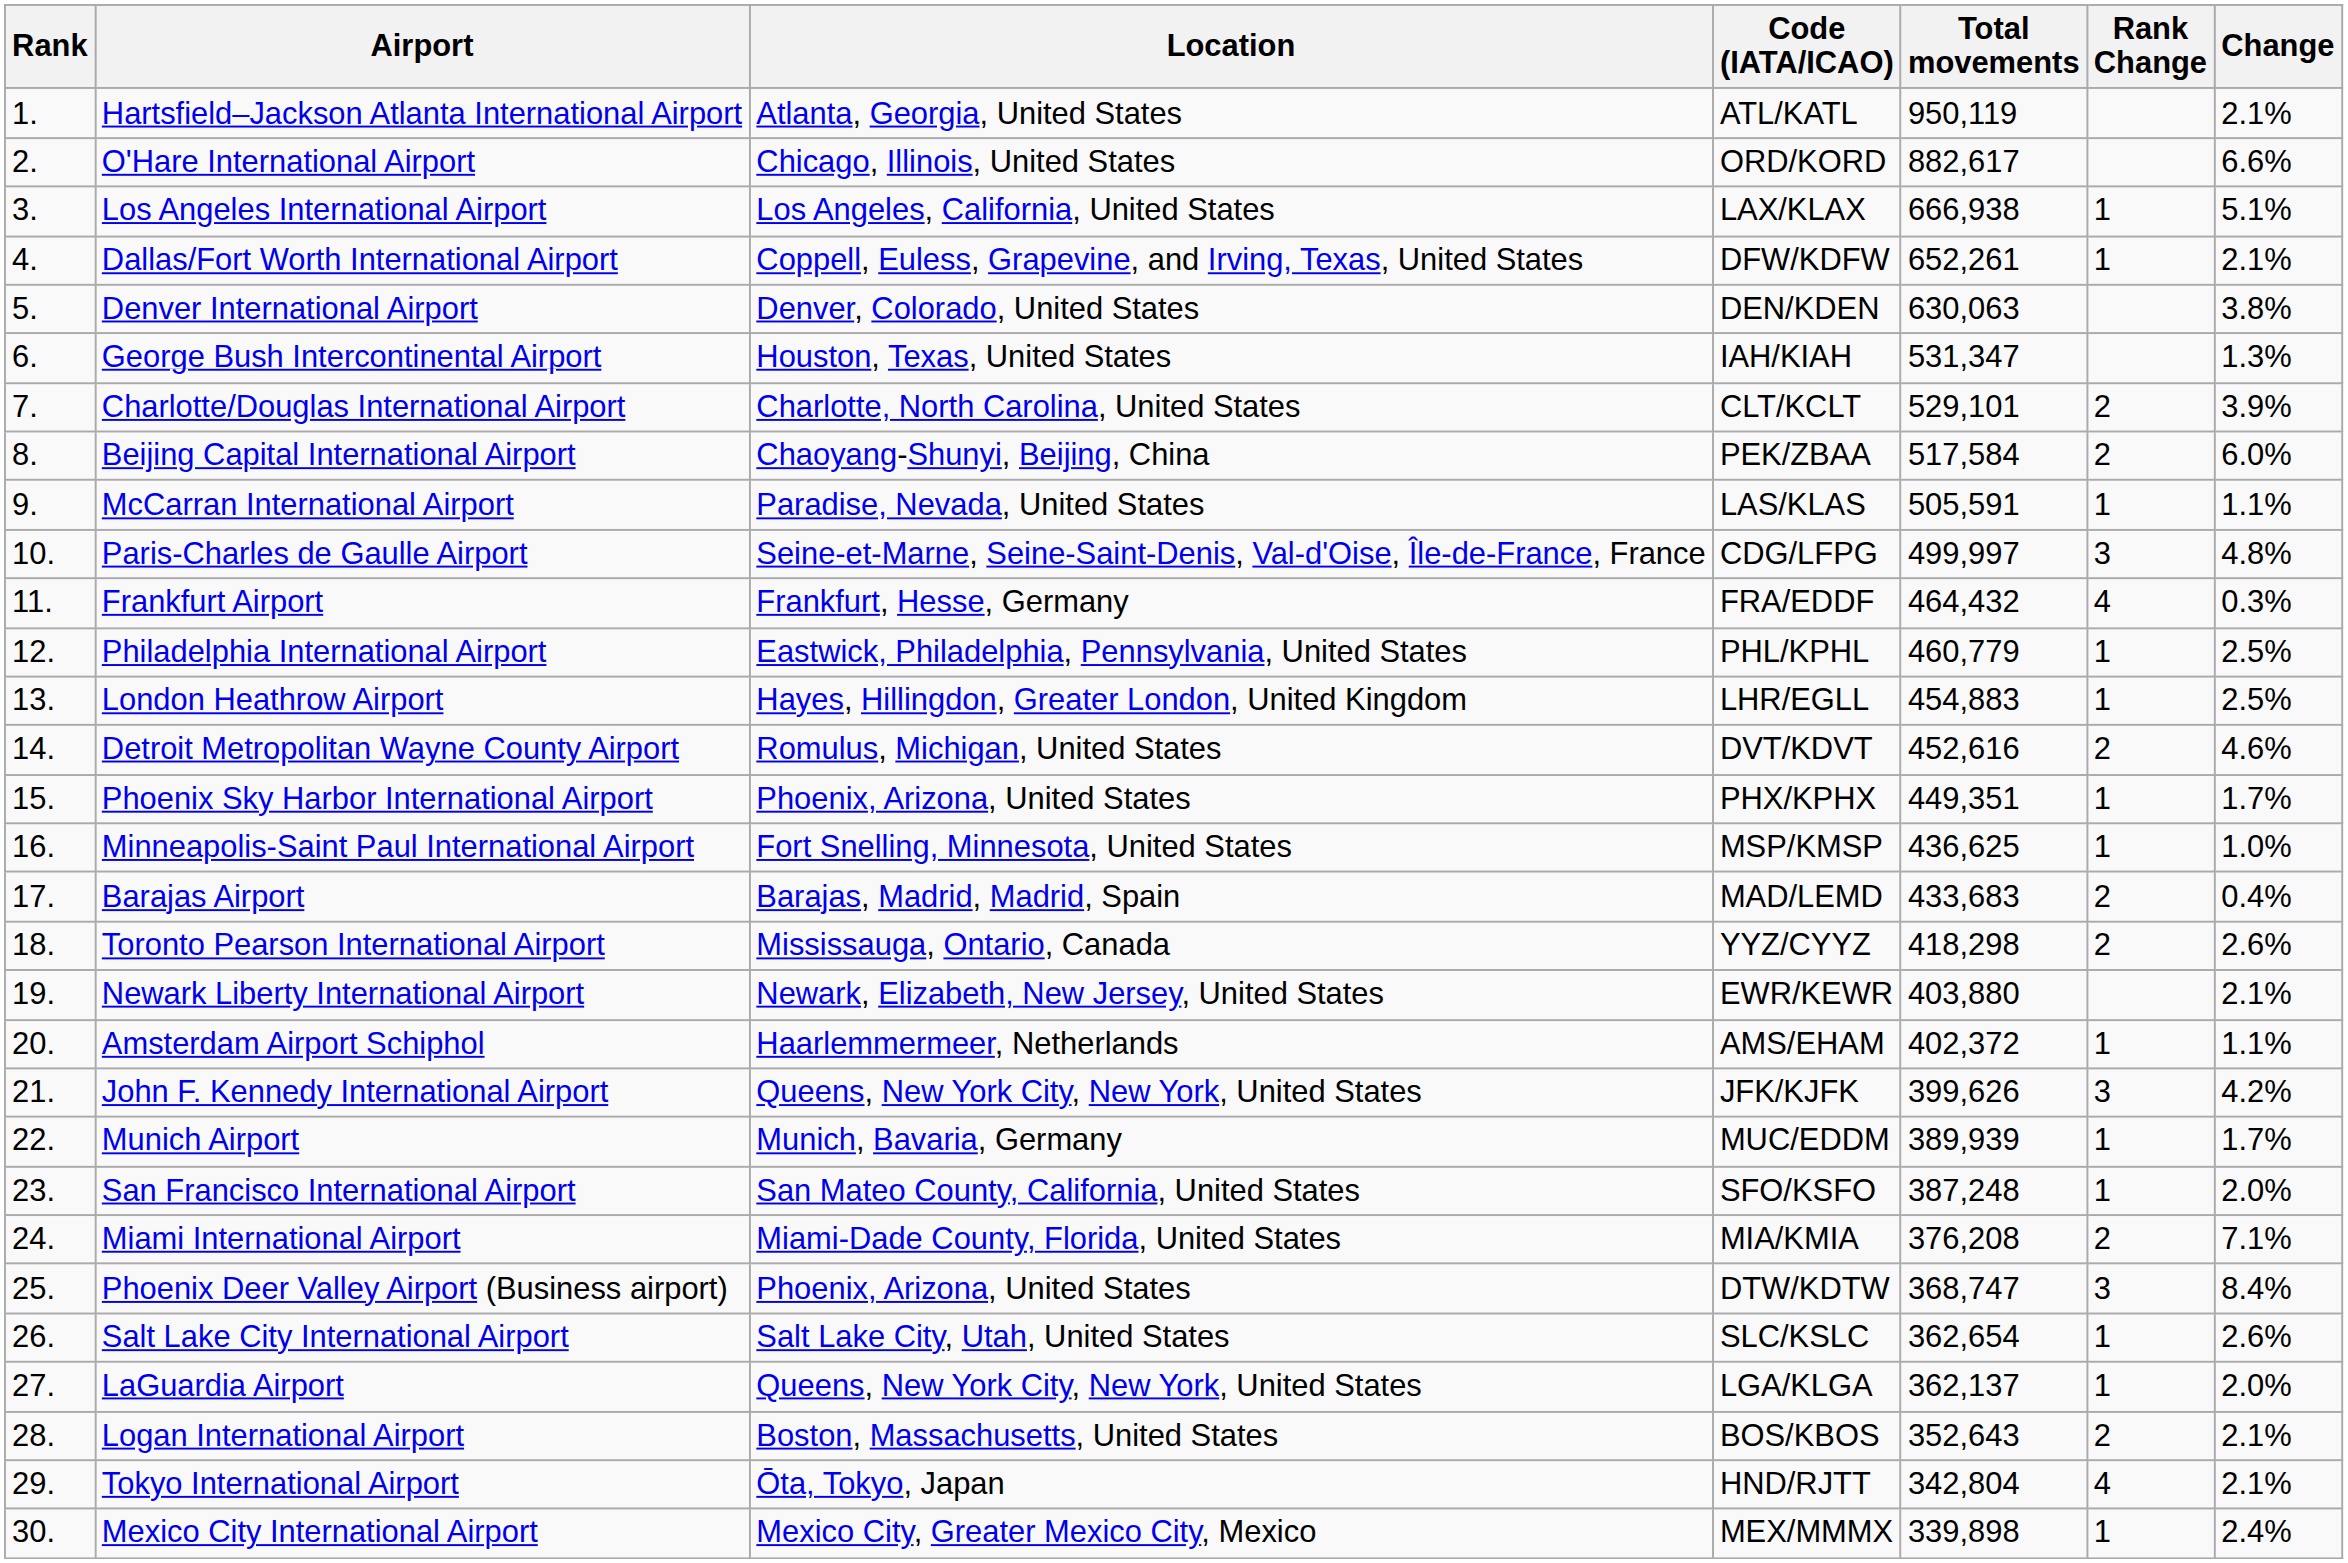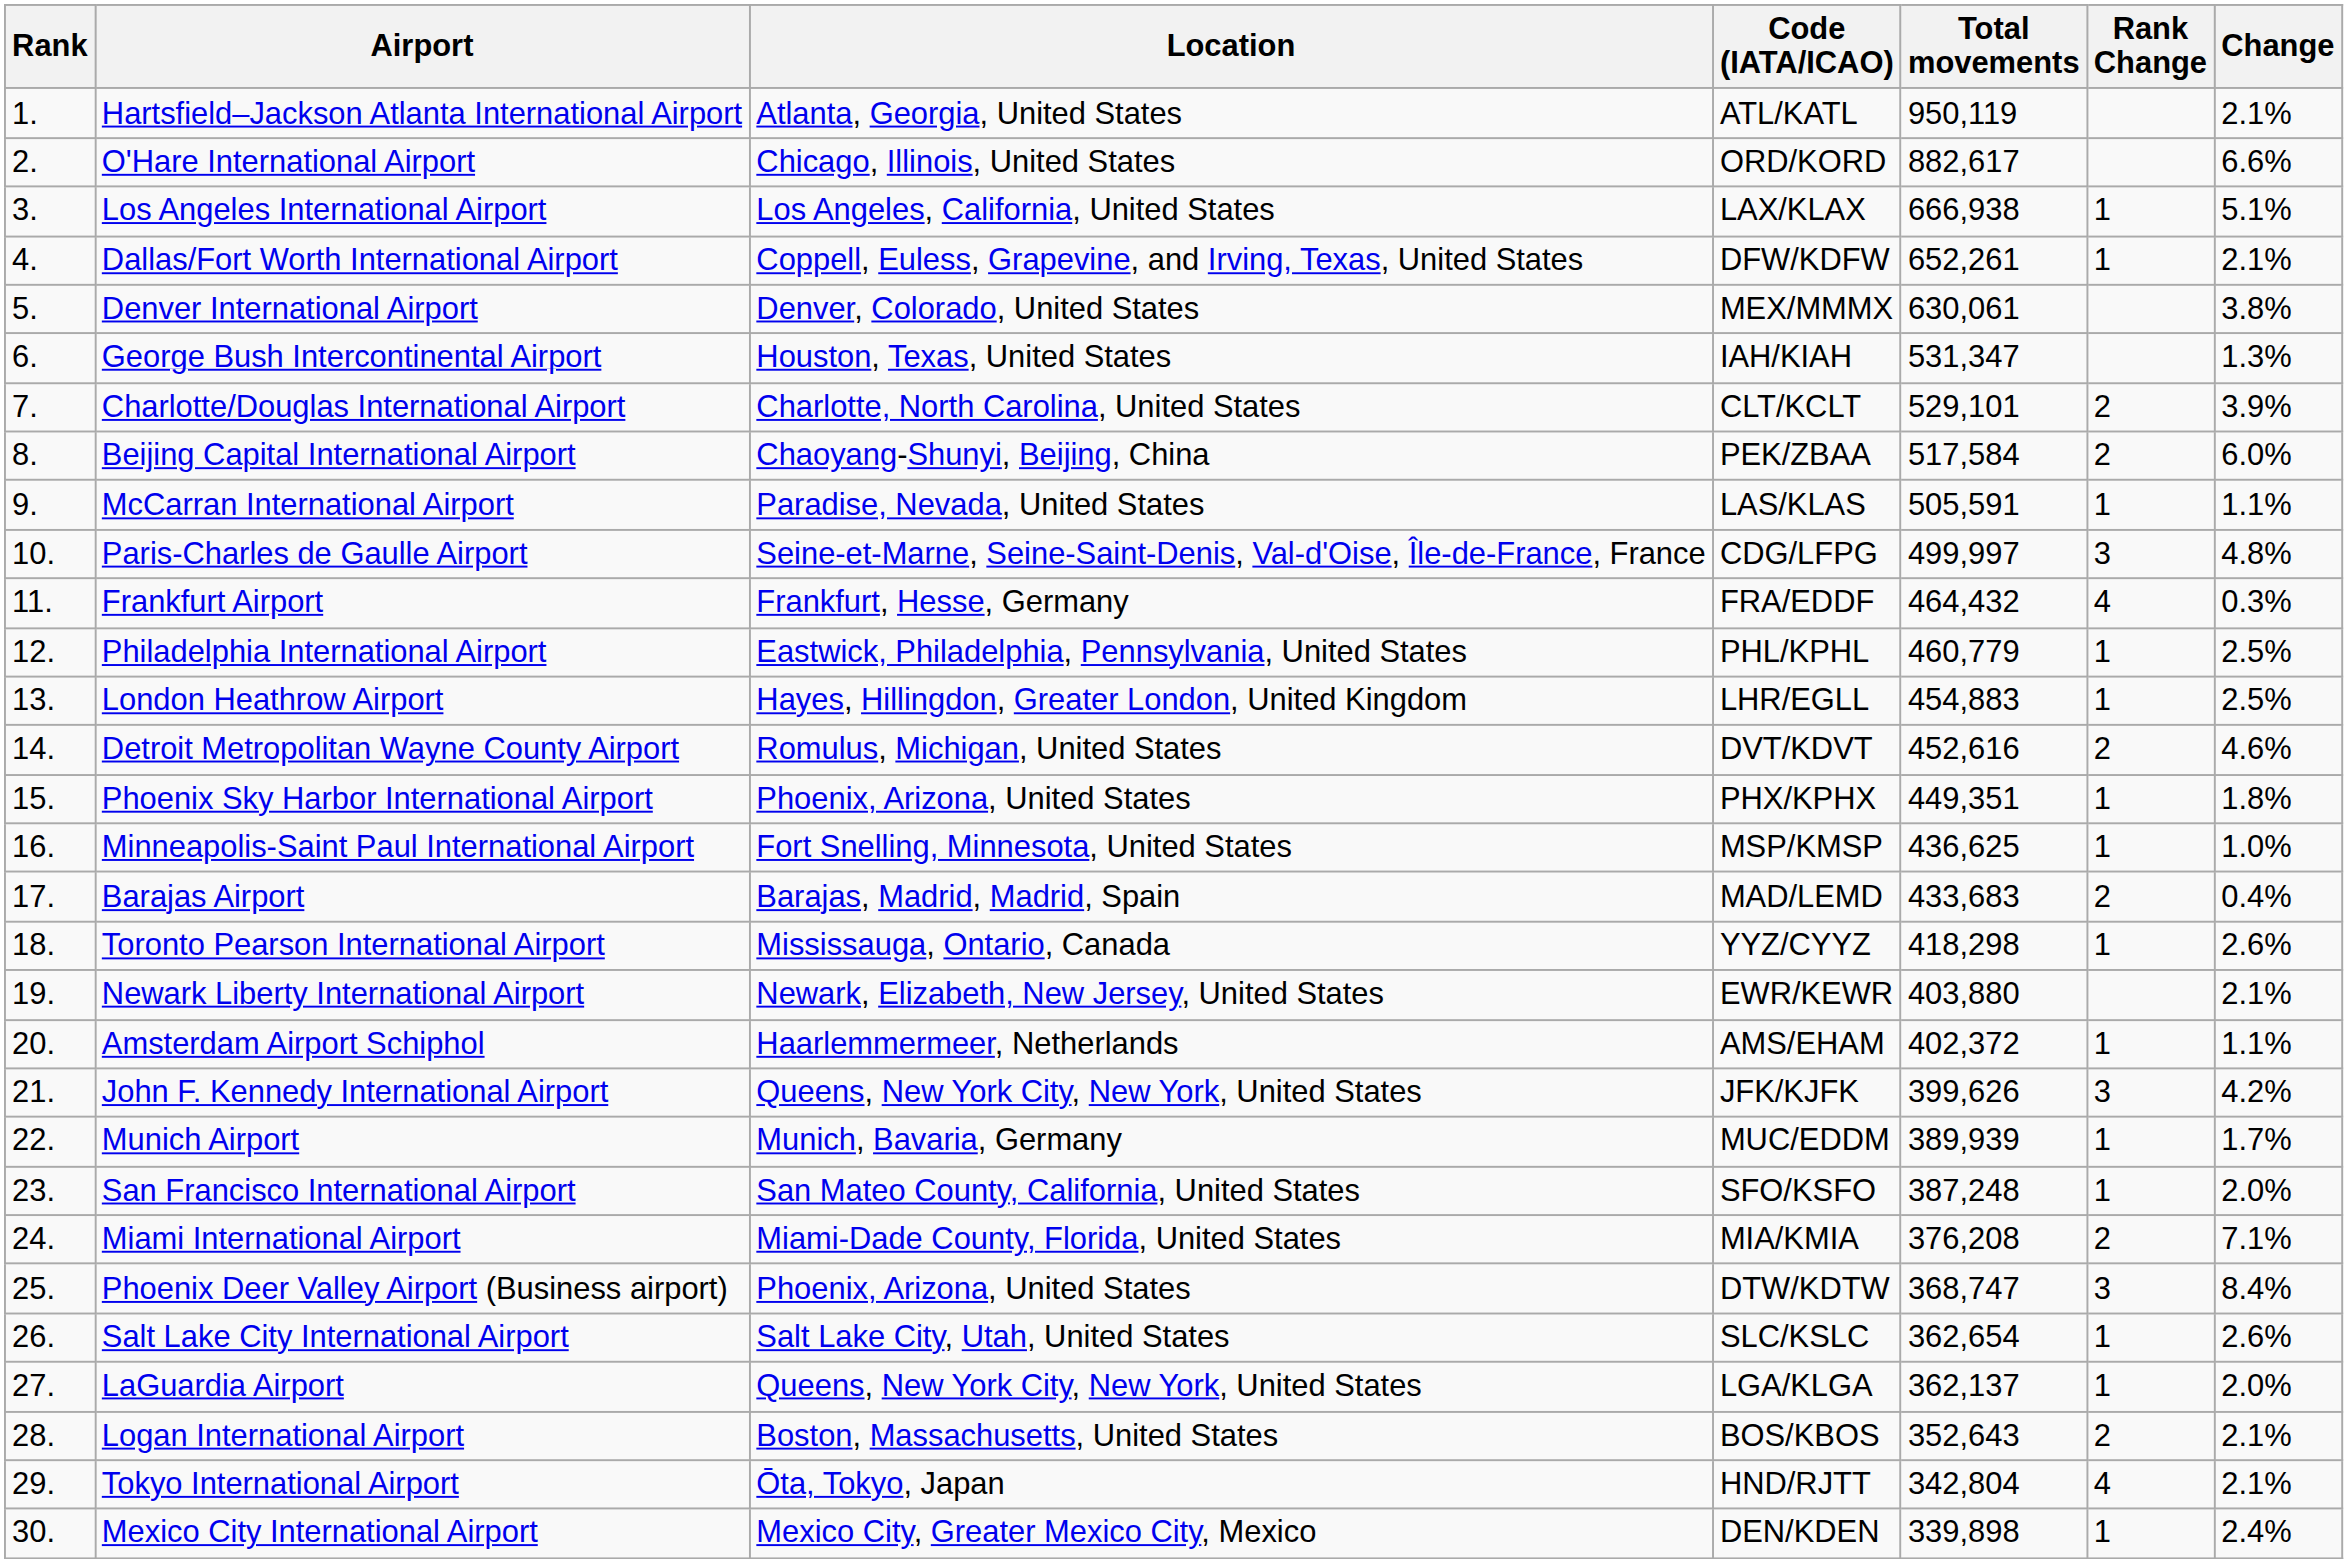(1800, 308) DEN/KDEN -> (1807, 308) MEX/MMMX
(1964, 308) 630,063 -> (1964, 308) 630,061
(2256, 798) 1.7% -> (2256, 798) 1.8%
(2102, 945) 2 -> (2102, 945) 1
(1807, 1532) MEX/MMMX -> (1800, 1532) DEN/KDEN
